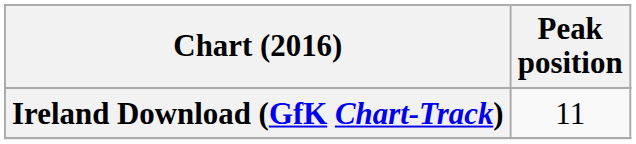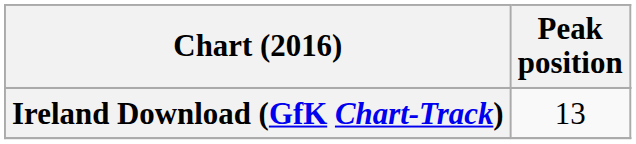(570, 112) 11 -> (570, 112) 13
